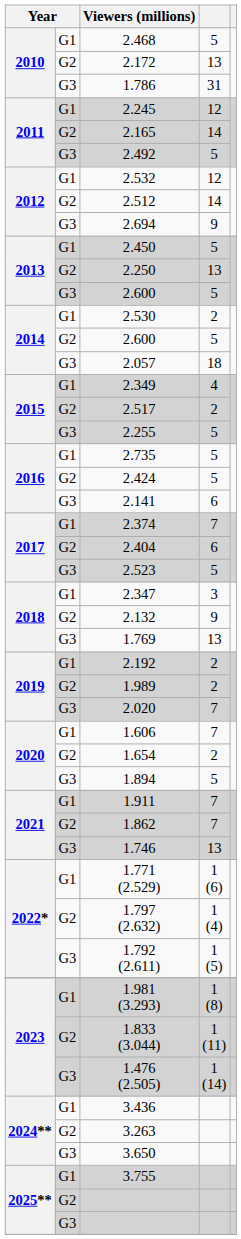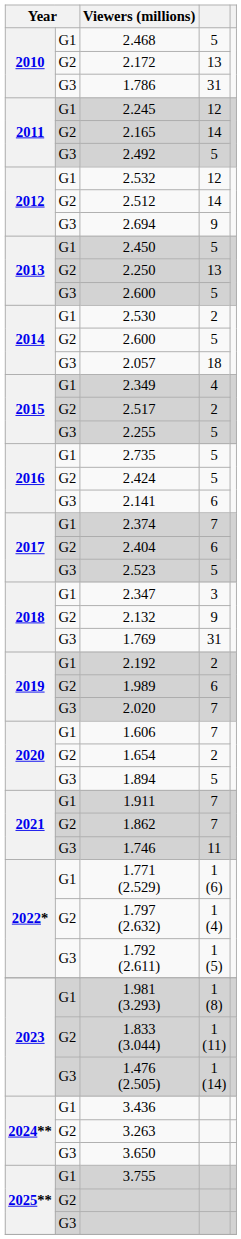(214, 640) 13 -> (214, 640) 31
(214, 686) 2 -> (214, 686) 6
(214, 847) 13 -> (214, 847) 11
